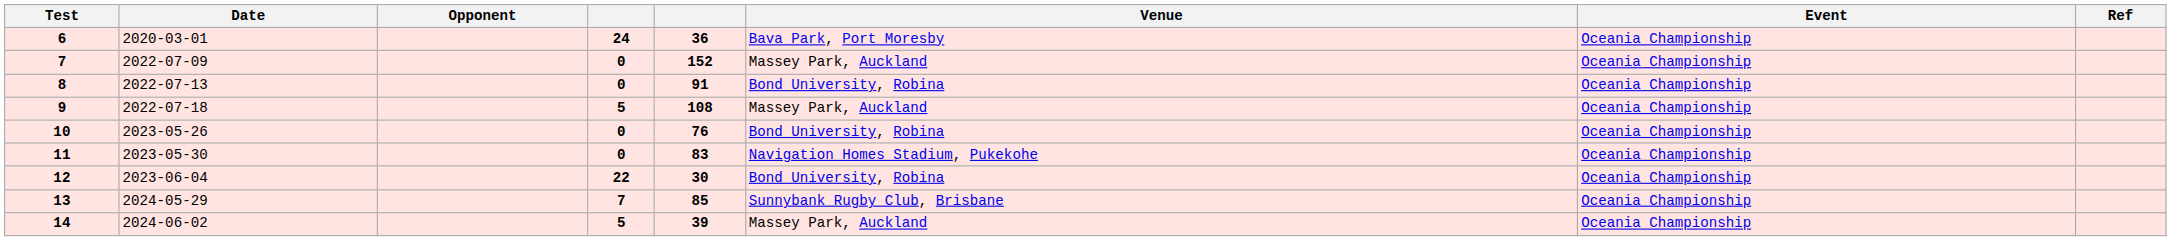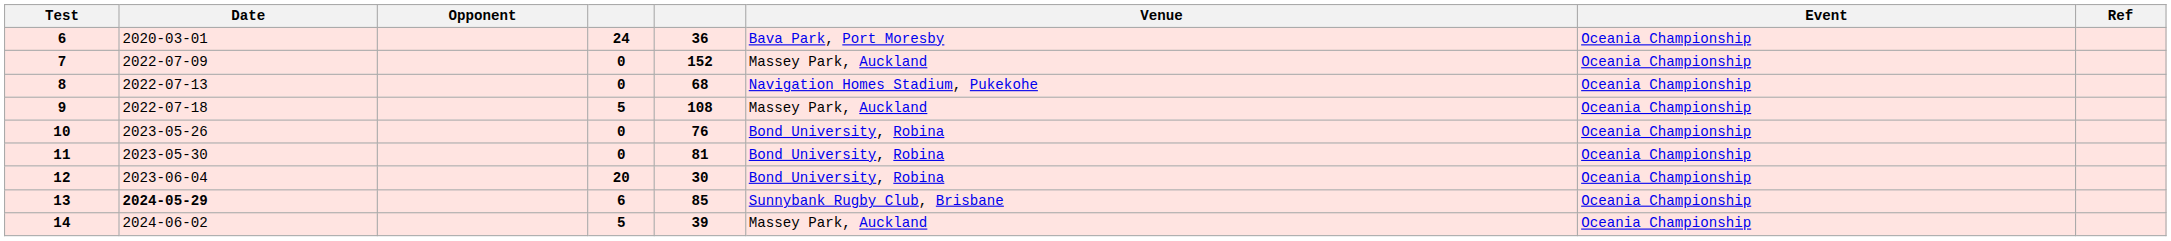(700, 85) 91 -> (700, 85) 68
(847, 85) Bond University, Robina -> (893, 85) Navigation Homes Stadium, Pukekohe
(700, 155) 83 -> (700, 155) 81
(893, 155) Navigation Homes Stadium, Pukekohe -> (847, 155) Bond University, Robina
(621, 178) 22 -> (621, 178) 20
(165, 201) normal -> (165, 201) bold
(621, 201) 7 -> (621, 201) 6
